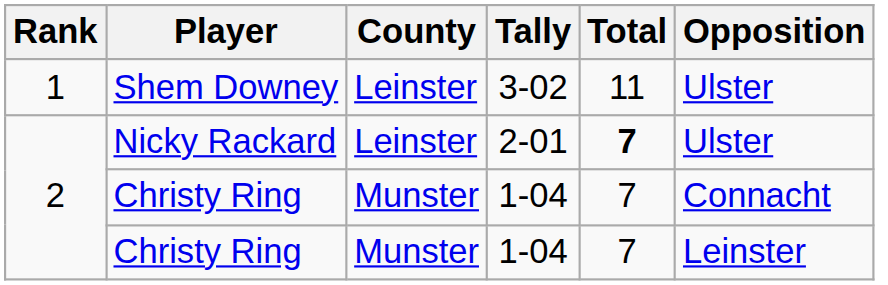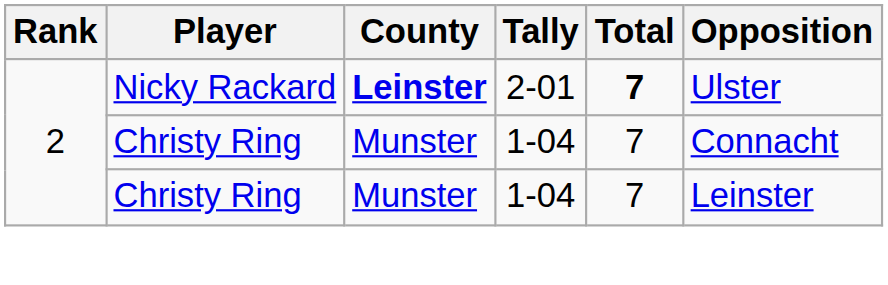- row: (226, 86)
(416, 141) normal -> (419, 86) bold
